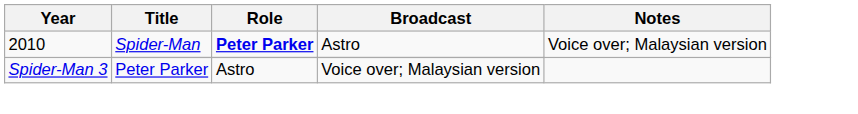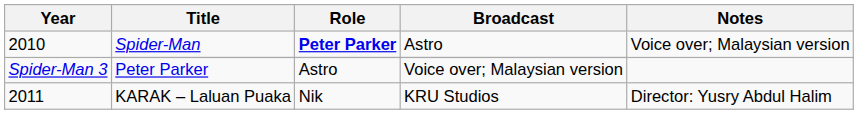+ row: (203, 97)
